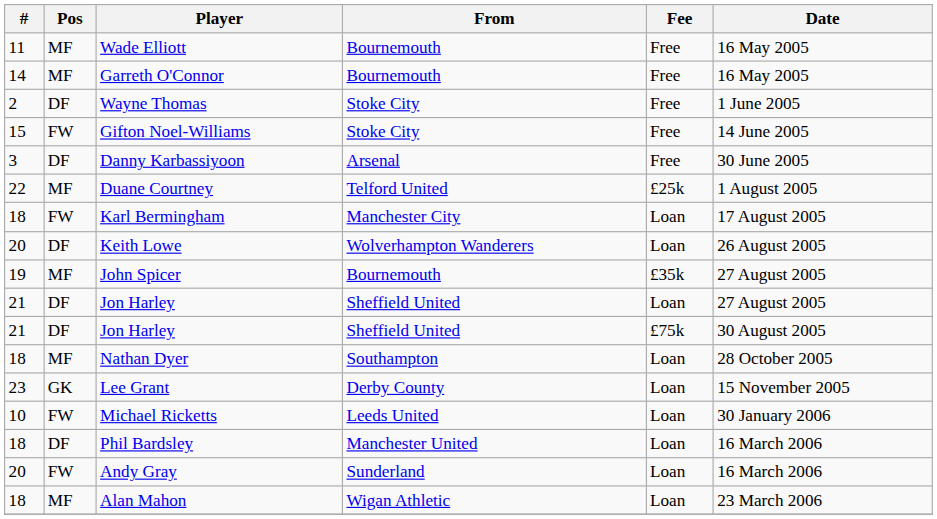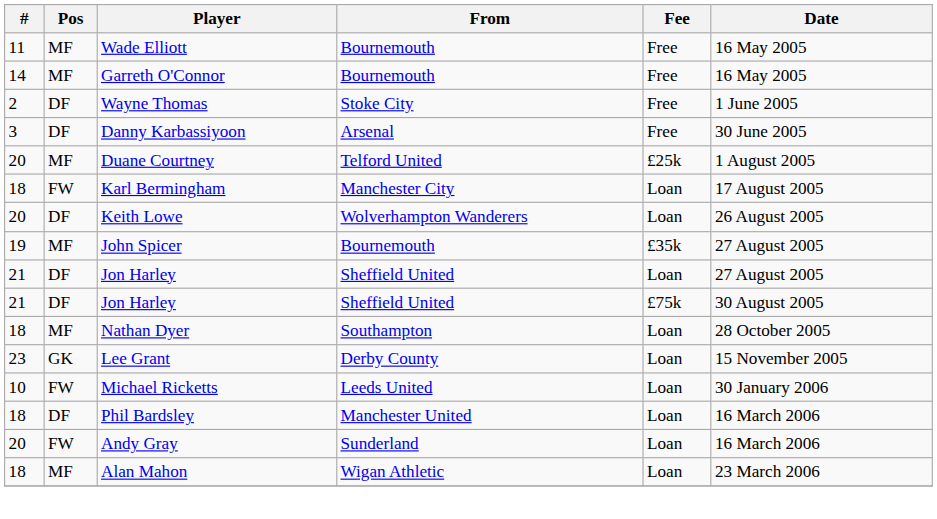- row: (175, 132)
(17, 188) 22 -> (17, 160) 20
